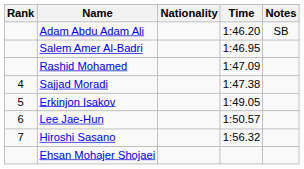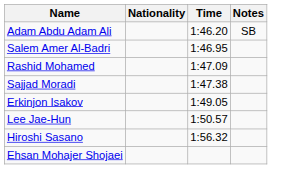- column: (21, 13)
